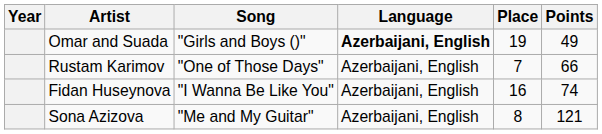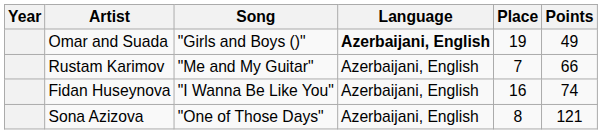(251, 66) "One of Those Days" -> (246, 66) "Me and My Guitar"
(246, 116) "Me and My Guitar" -> (251, 116) "One of Those Days"
